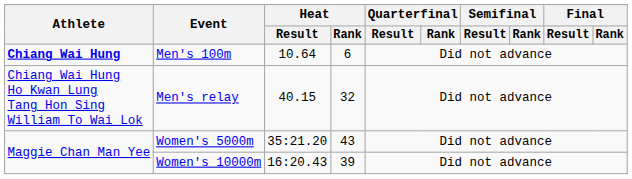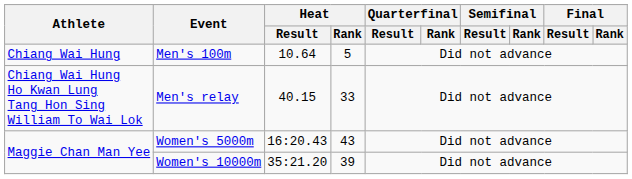(64, 54) bold -> (64, 54) normal
(348, 54) 6 -> (348, 54) 5
(348, 98) 32 -> (348, 98) 33
(297, 141) 35:21.20 -> (297, 141) 16:20.43
(297, 162) 16:20.43 -> (297, 162) 35:21.20
